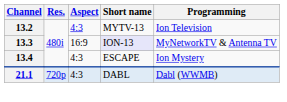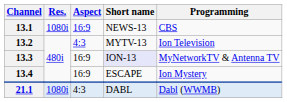+ row: (24, 27)
(77, 58) 4:3 -> (82, 74) 16:9
(56, 74) 720p -> (57, 90) 1080i
